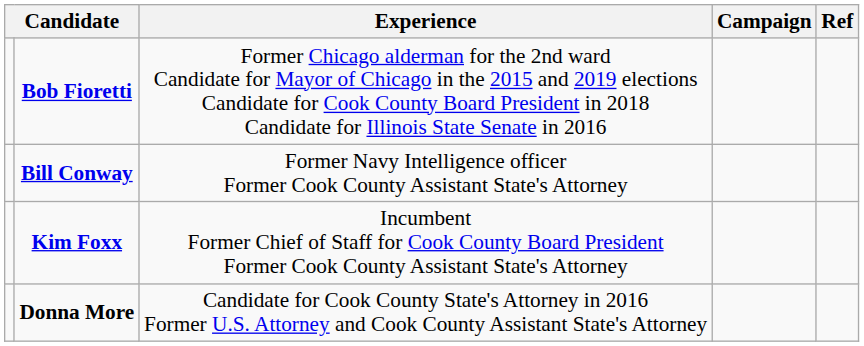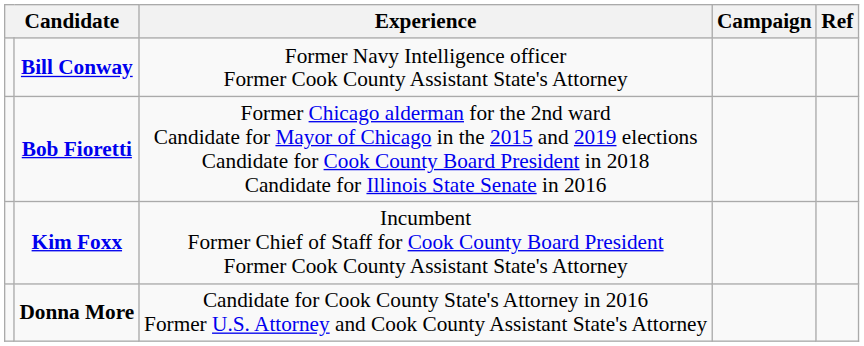rows swapped: (77, 172) <-> (77, 91)
